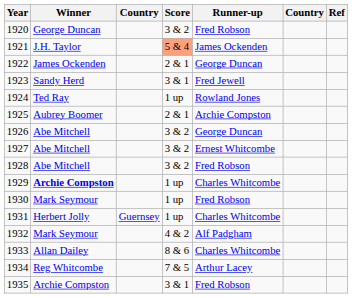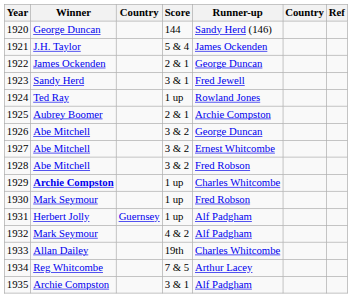(177, 30) 3 & 2 -> (173, 30) 144
(223, 30) Fred Robson -> (233, 30) Sandy Herd (146)
(177, 47) lightsalmon background -> (177, 47) no background
(238, 217) Charles Whitcombe -> (223, 217) Alf Padgham
(177, 251) 8 & 6 -> (174, 251) 19th
(223, 285) Fred Robson -> (223, 285) Alf Padgham
